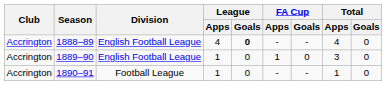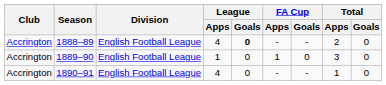(337, 42) 4 -> (337, 42) 2
(150, 73) Football League -> (150, 73) English Football League
(218, 73) 1 -> (218, 73) 4
